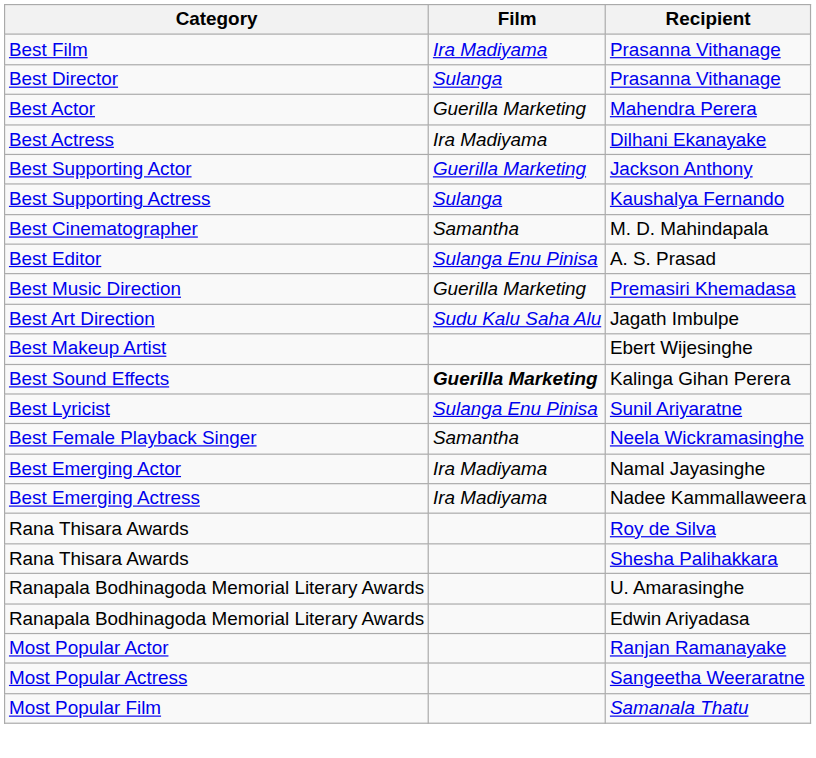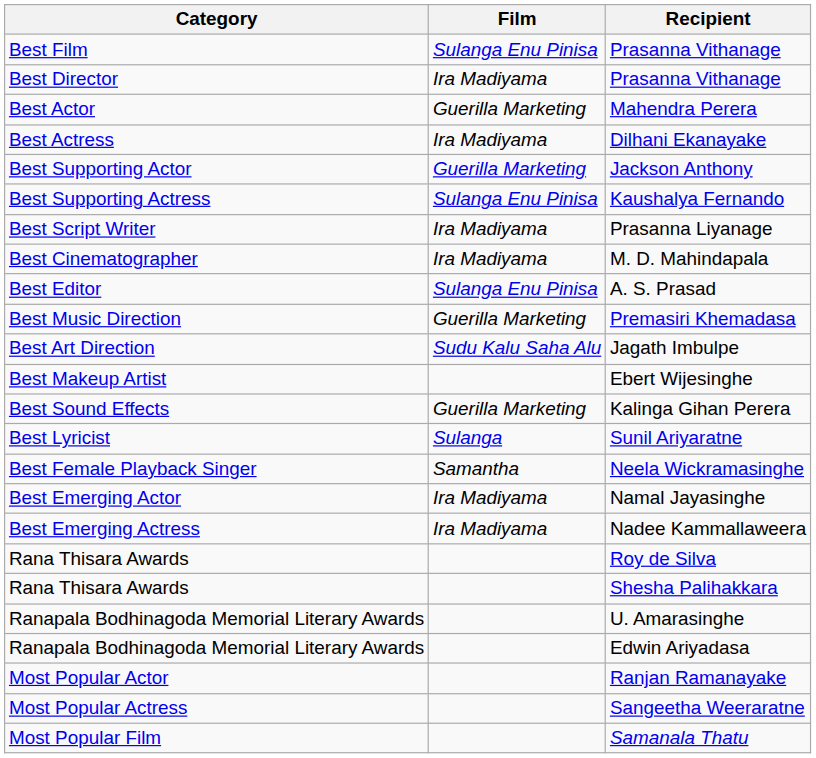(490, 49) Ira Madiyama -> (515, 49) Sulanga Enu Pinisa
(468, 79) Sulanga -> (490, 79) Ira Madiyama
(468, 199) Sulanga -> (515, 199) Sulanga Enu Pinisa
+ row: (82, 229)
(476, 229) Samantha -> (490, 259) Ira Madiyama
(515, 378) bold -> (510, 408) normal
(515, 408) Sulanga Enu Pinisa -> (468, 438) Sulanga
